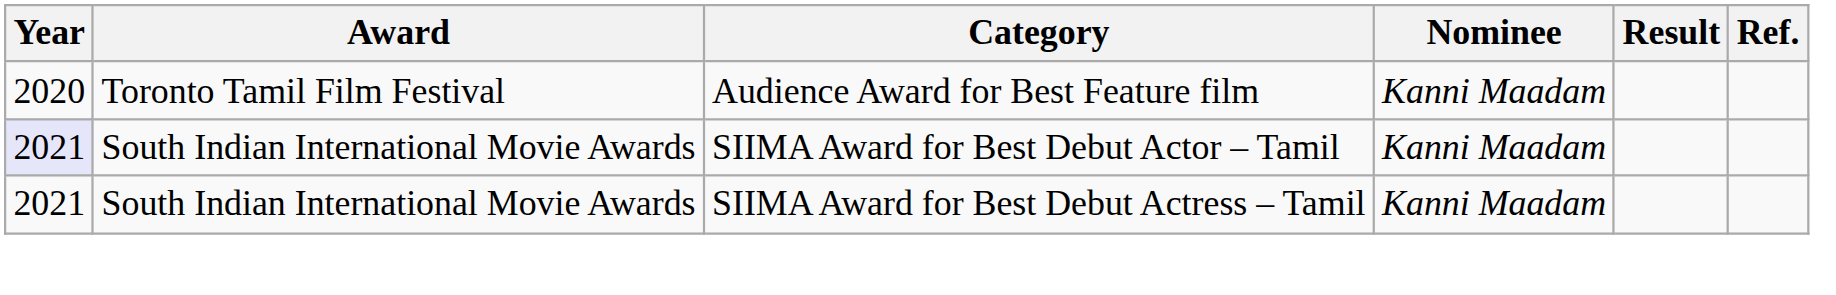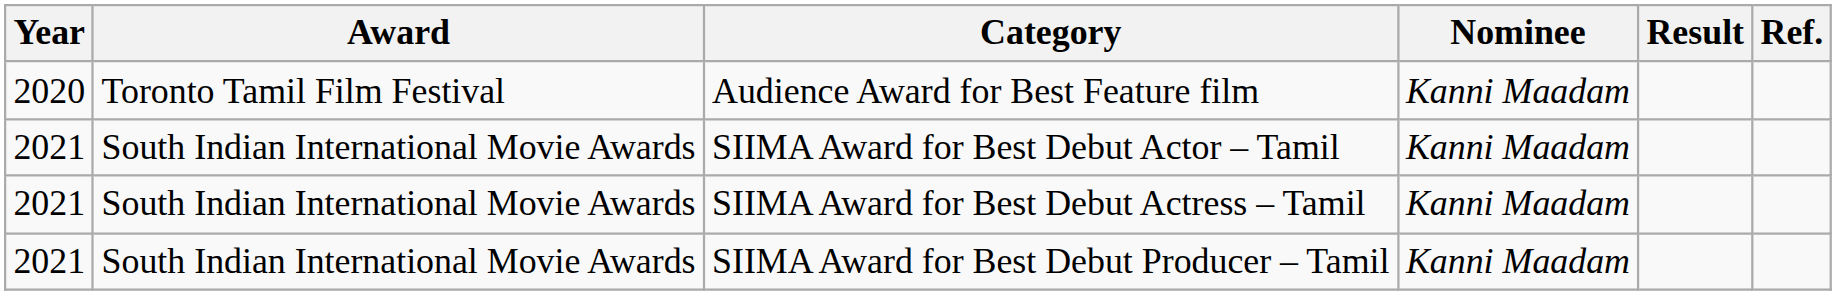(49, 146) lavender background -> (49, 146) no background
+ row: (1051, 260)
